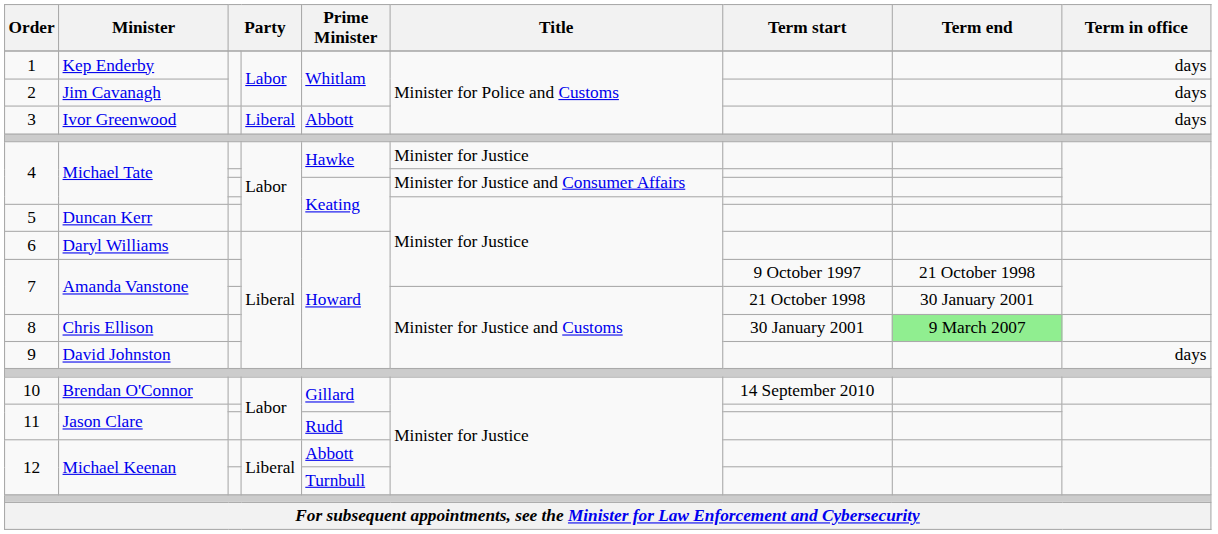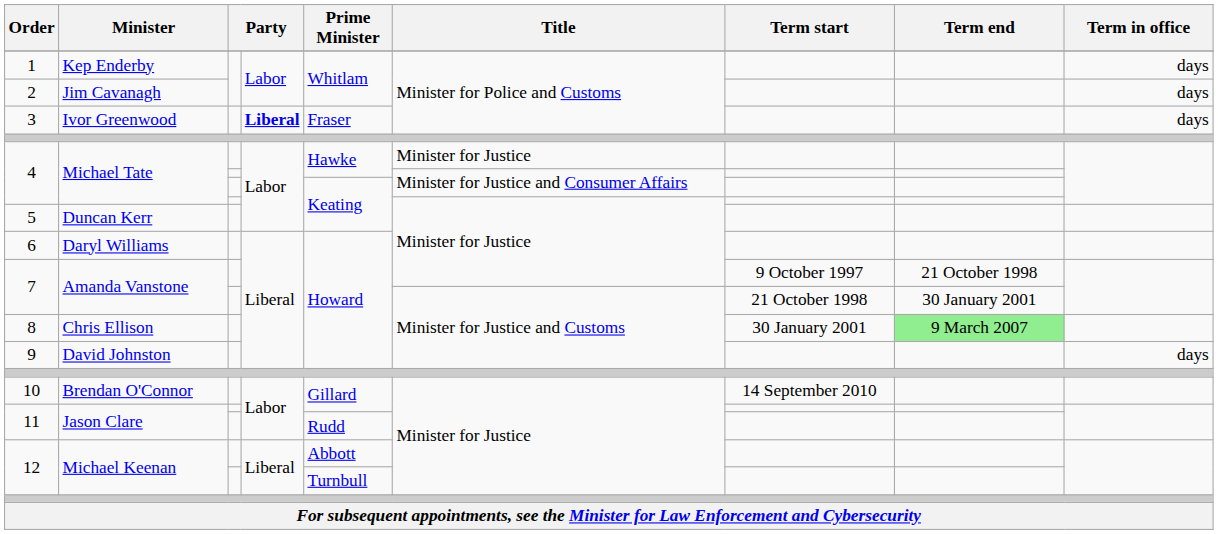(270, 119) normal -> (272, 119) bold
(329, 119) Abbott -> (329, 119) Fraser
